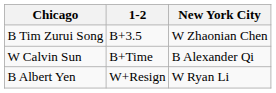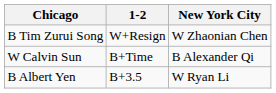(126, 35) B+3.5 -> (137, 35) W+Resign
(137, 77) W+Resign -> (126, 77) B+3.5
